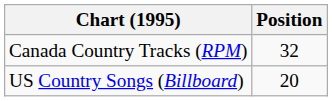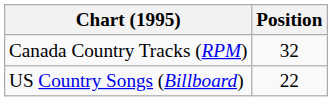(289, 80) 20 -> (289, 80) 22
